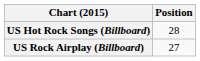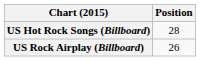(174, 47) 27 -> (174, 47) 26
